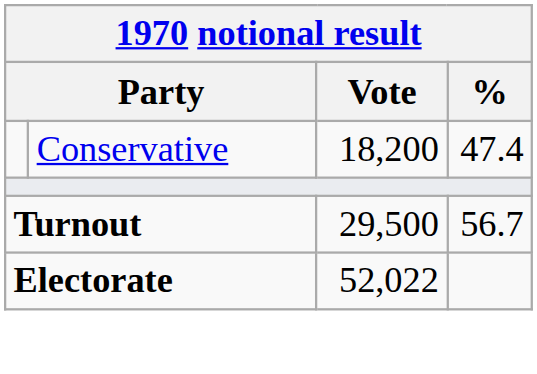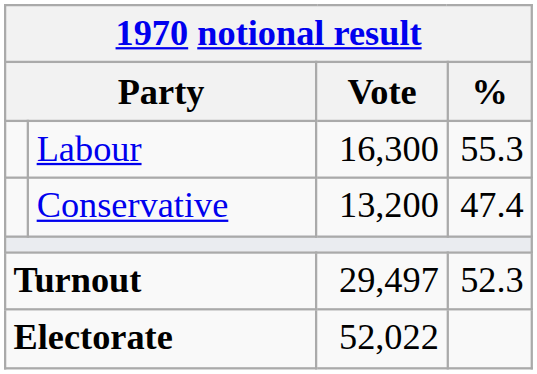+ row: (89, 148)
(389, 148) 18,200 -> (389, 206) 13,200
(389, 222) 29,500 -> (389, 280) 29,497
(492, 222) 56.7 -> (492, 280) 52.3
